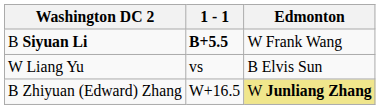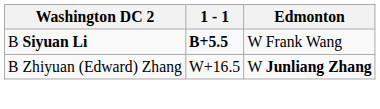- row: (46, 66)
(310, 91) khaki background -> (310, 66) no background
